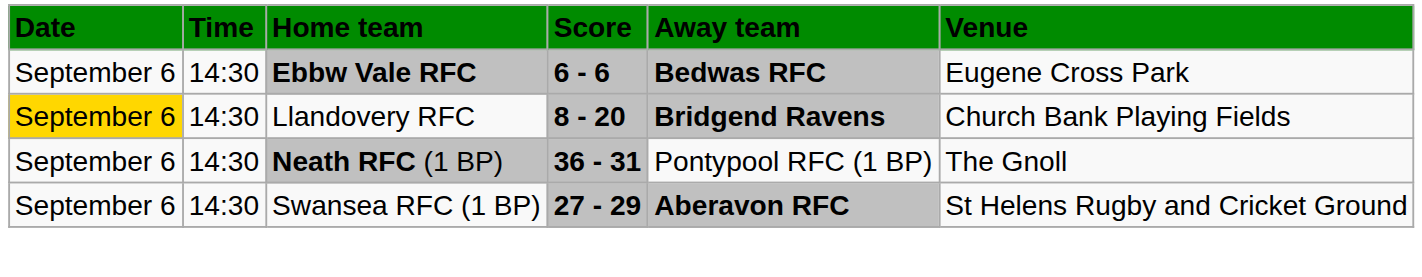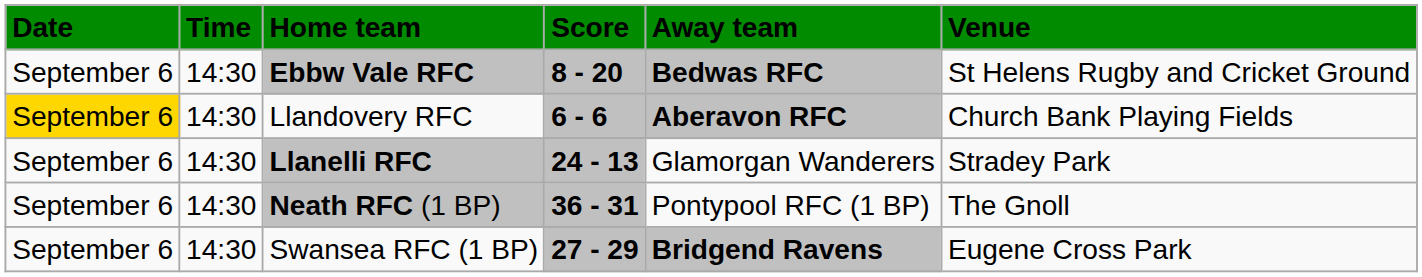(582, 72) 6 - 6 -> (587, 72) 8 - 20
(1067, 72) Eugene Cross Park -> (1179, 72) St Helens Rugby and Cricket Ground
(590, 116) 8 - 20 -> (579, 116) 6 - 6
(770, 116) Bridgend Ravens -> (749, 116) Aberavon RFC
+ row: (351, 161)
(752, 205) Aberavon RFC -> (767, 250) Bridgend Ravens
(1176, 205) St Helens Rugby and Cricket Ground -> (1070, 250) Eugene Cross Park
